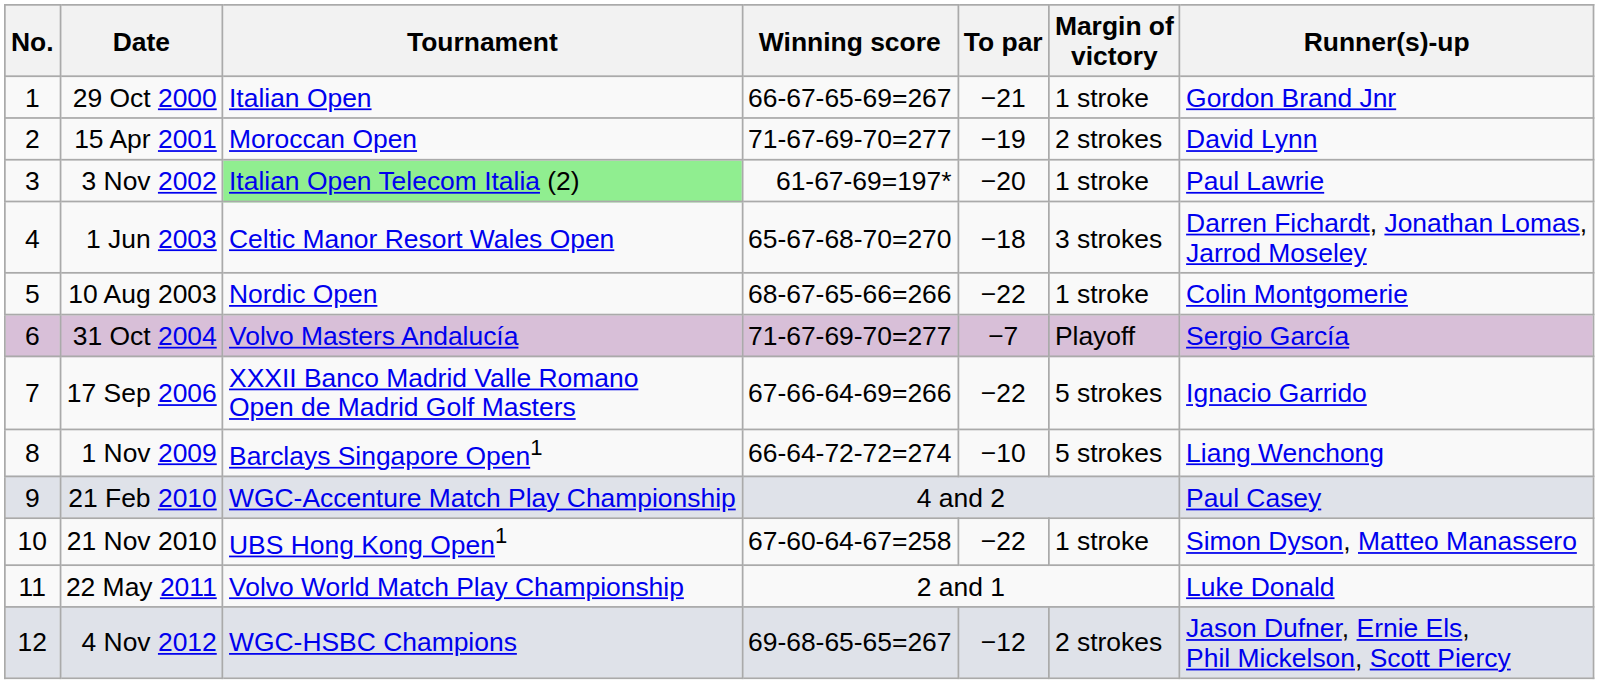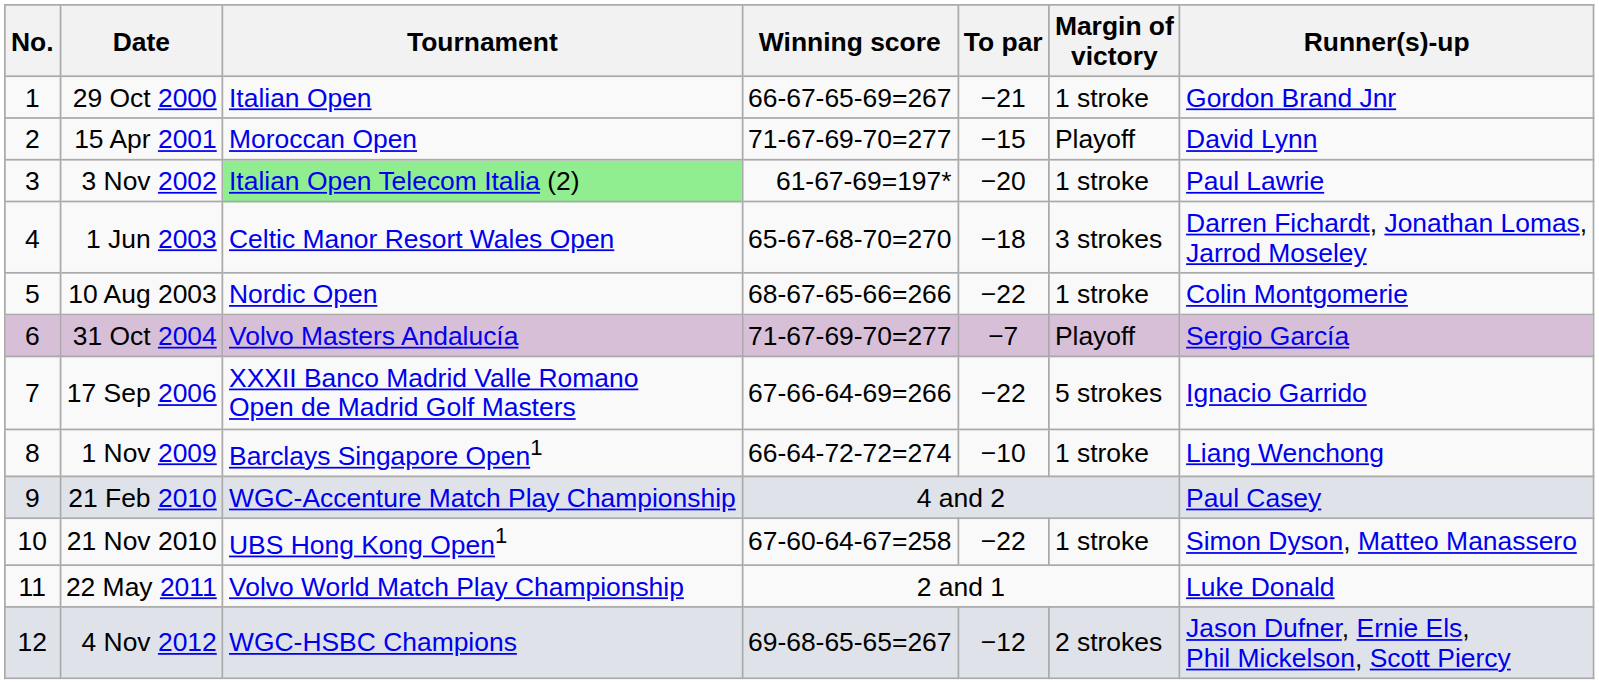(1003, 139) −19 -> (1003, 139) −15
(1109, 139) 2 strokes -> (1095, 139) Playoff
(1109, 452) 5 strokes -> (1102, 452) 1 stroke
